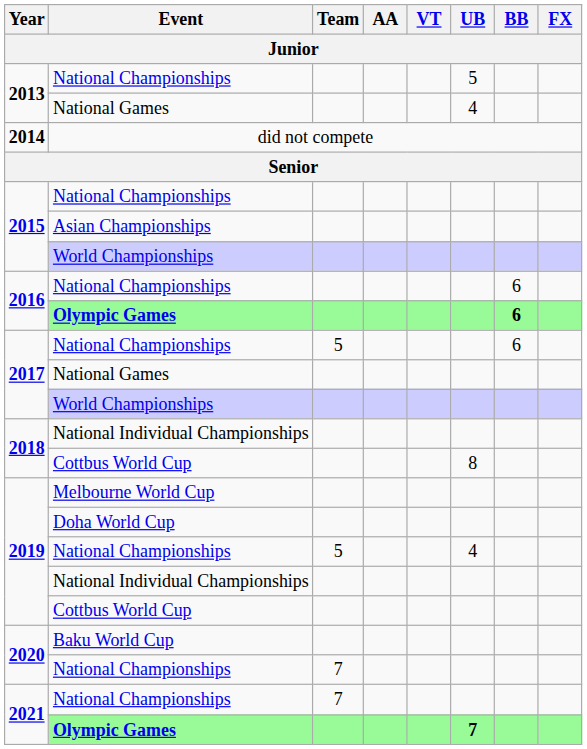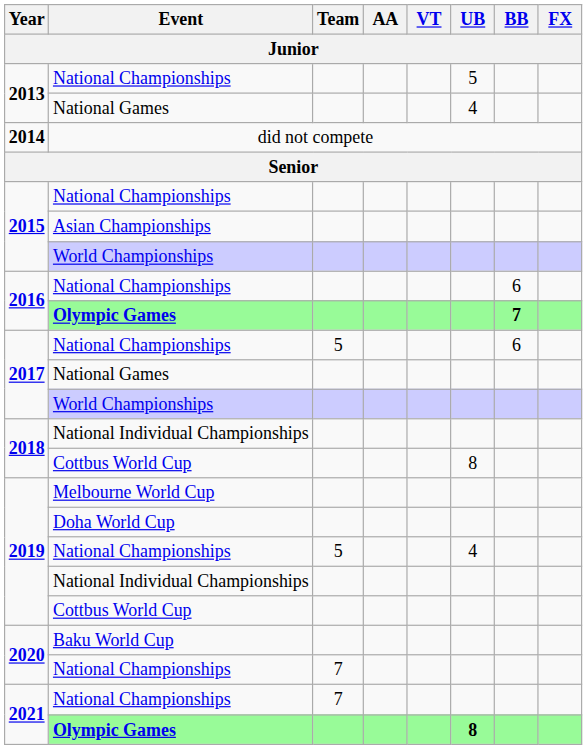(517, 315) 6 -> (517, 315) 7
(473, 729) 7 -> (473, 729) 8
